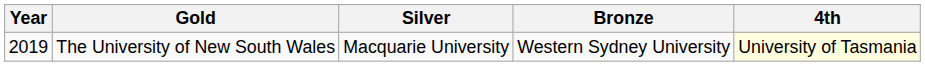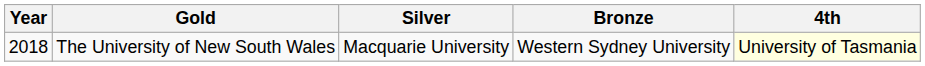(28, 46) 2019 -> (28, 46) 2018
